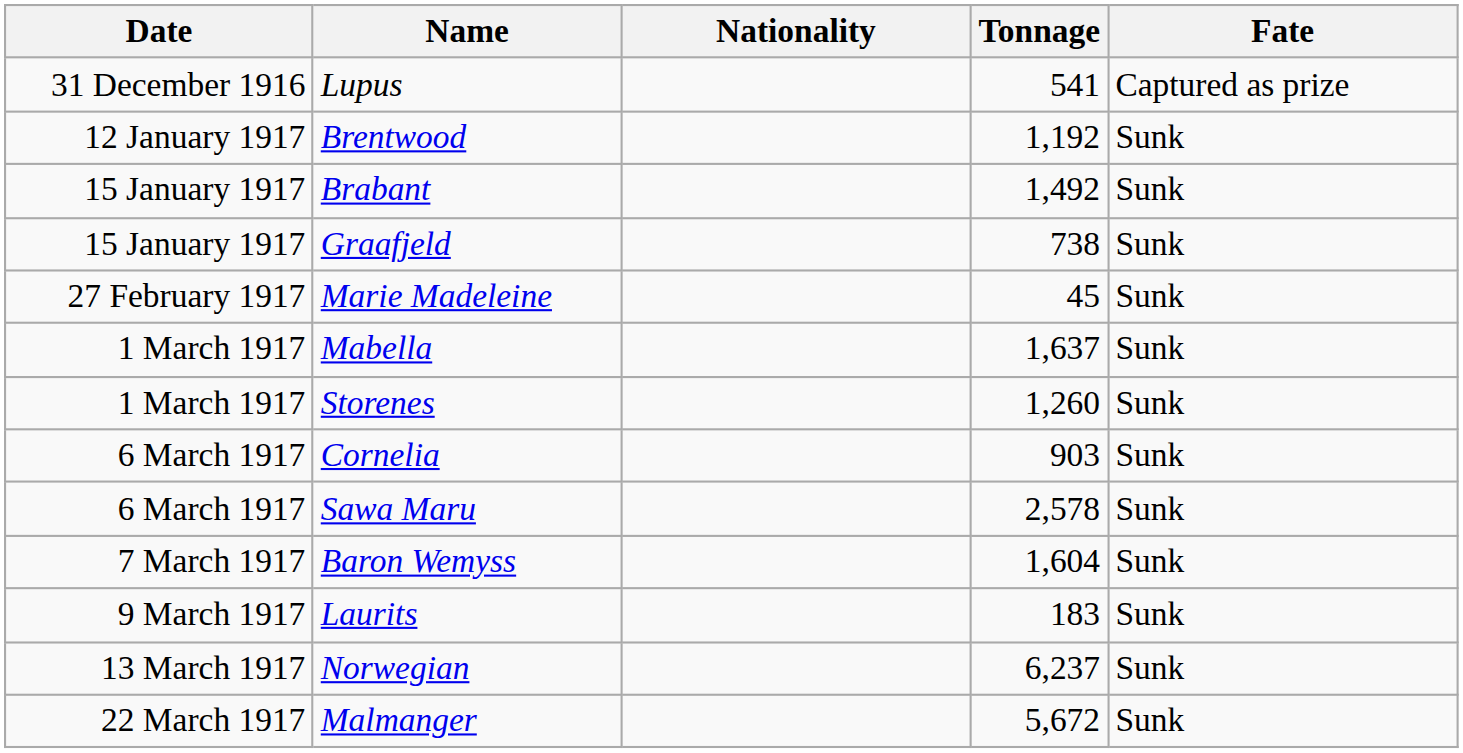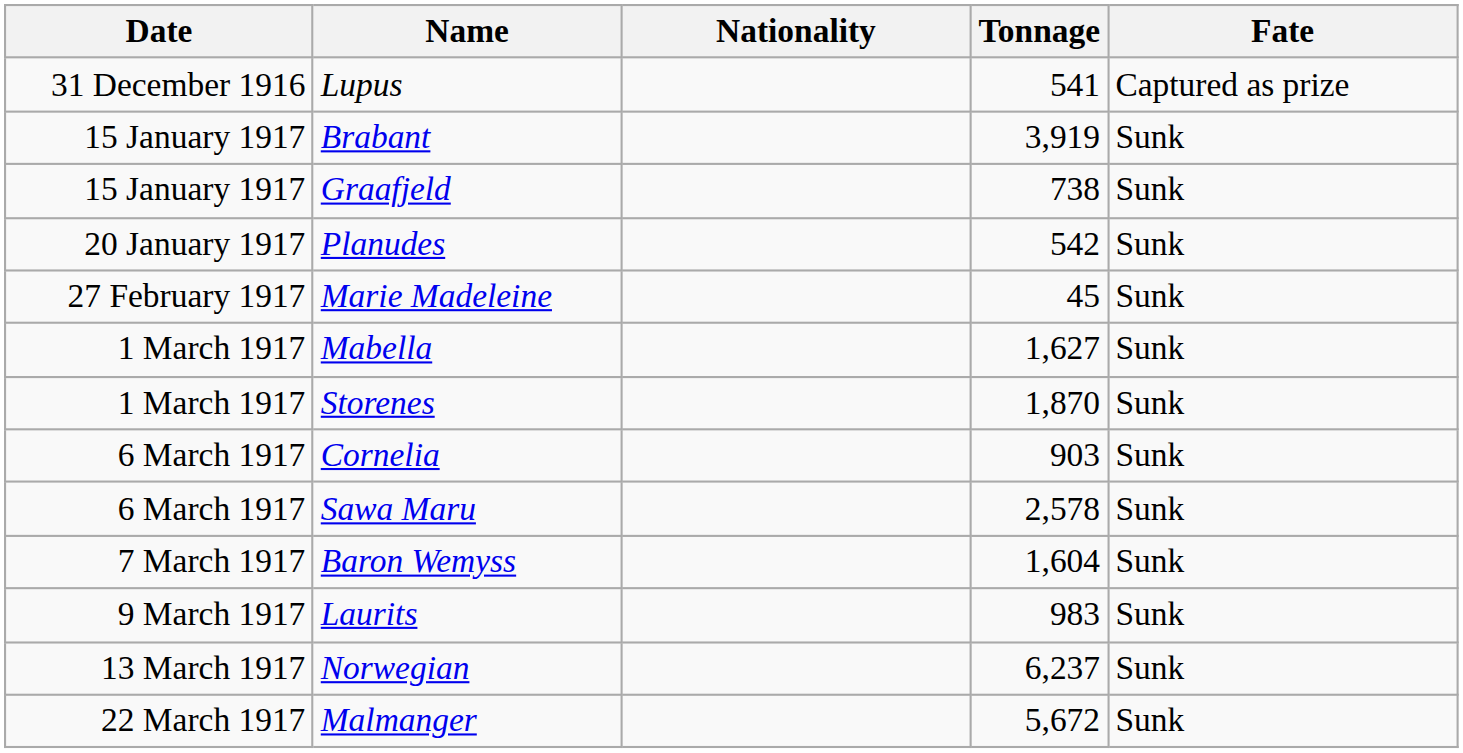- row: (394, 137)
(1062, 190) 1,492 -> (1062, 137) 3,919
+ row: (383, 243)
(1062, 349) 1,637 -> (1062, 349) 1,627
(1062, 402) 1,260 -> (1062, 402) 1,870
(1075, 614) 183 -> (1075, 614) 983
